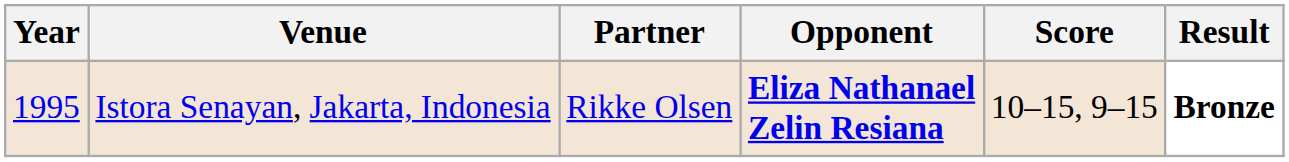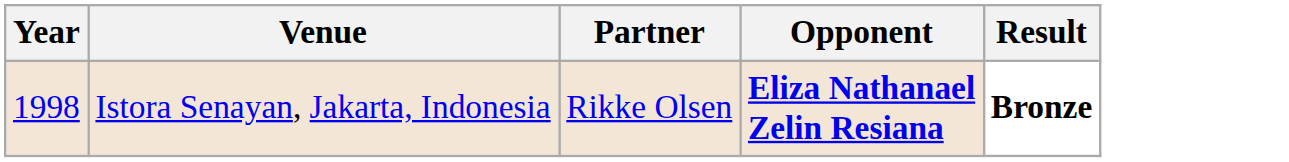- column: (1074, 32)
(46, 107) 1995 -> (46, 107) 1998
